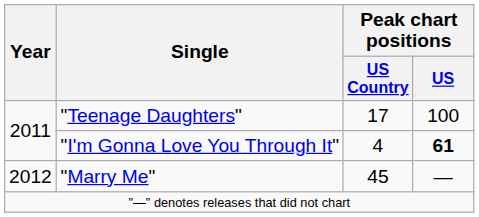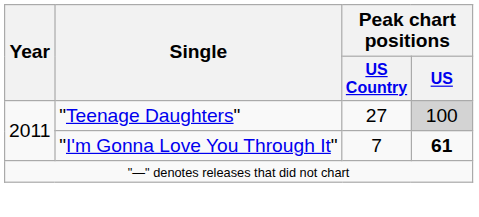(378, 115) 17 -> (377, 115) 27
(443, 115) no background -> (442, 115) lightgrey background
(378, 145) 4 -> (377, 145) 7
- row: (108, 176)
